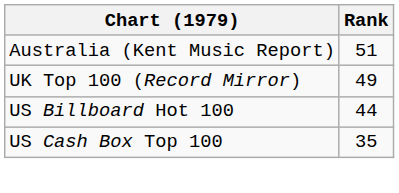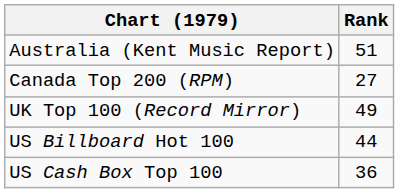+ row: (122, 81)
(366, 142) 35 -> (366, 173) 36
